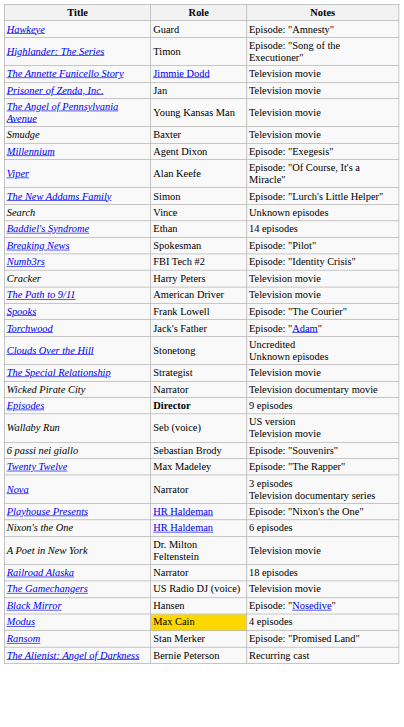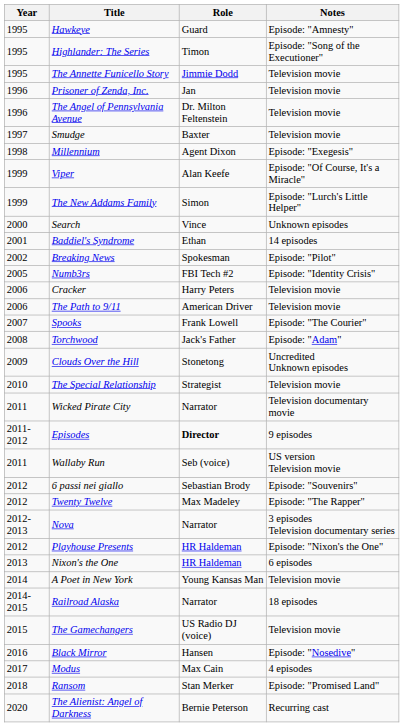+ column: (27, 12)
(194, 112) Young Kansas Man -> (205, 112) Dr. Milton Feltenstein
(176, 550) Dr. Milton Feltenstein -> (223, 579) Young Kansas Man
(174, 622) gold background -> (202, 669) no background
